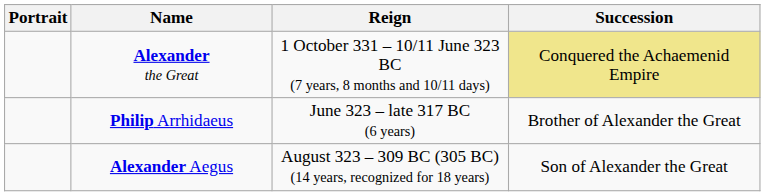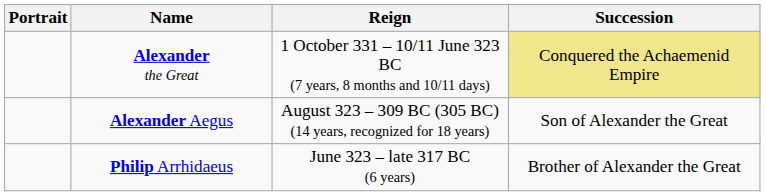rows swapped: (172, 120) <-> (172, 166)
